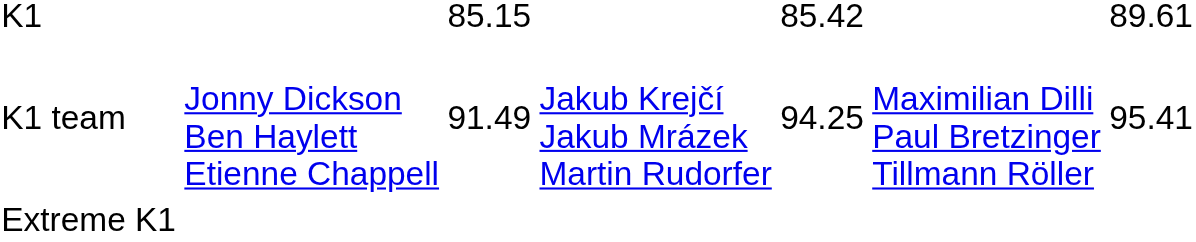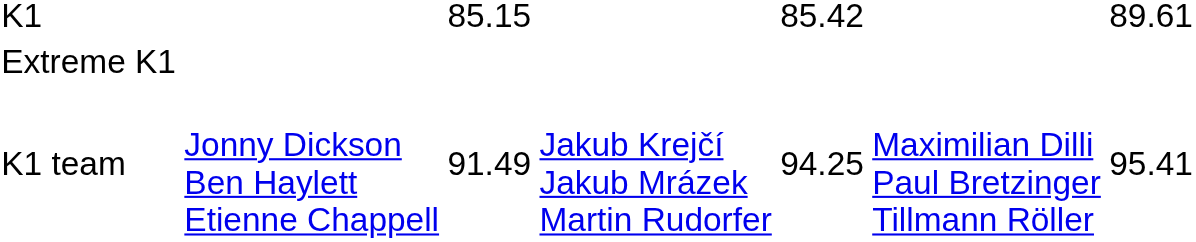rows swapped: (64, 117) <-> (89, 220)
